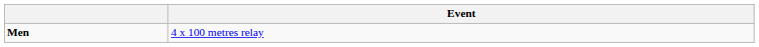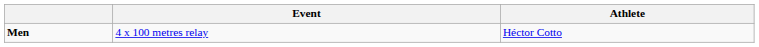+ column: (627, 14)
